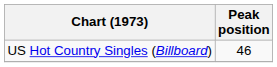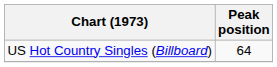(244, 51) 46 -> (244, 51) 64
